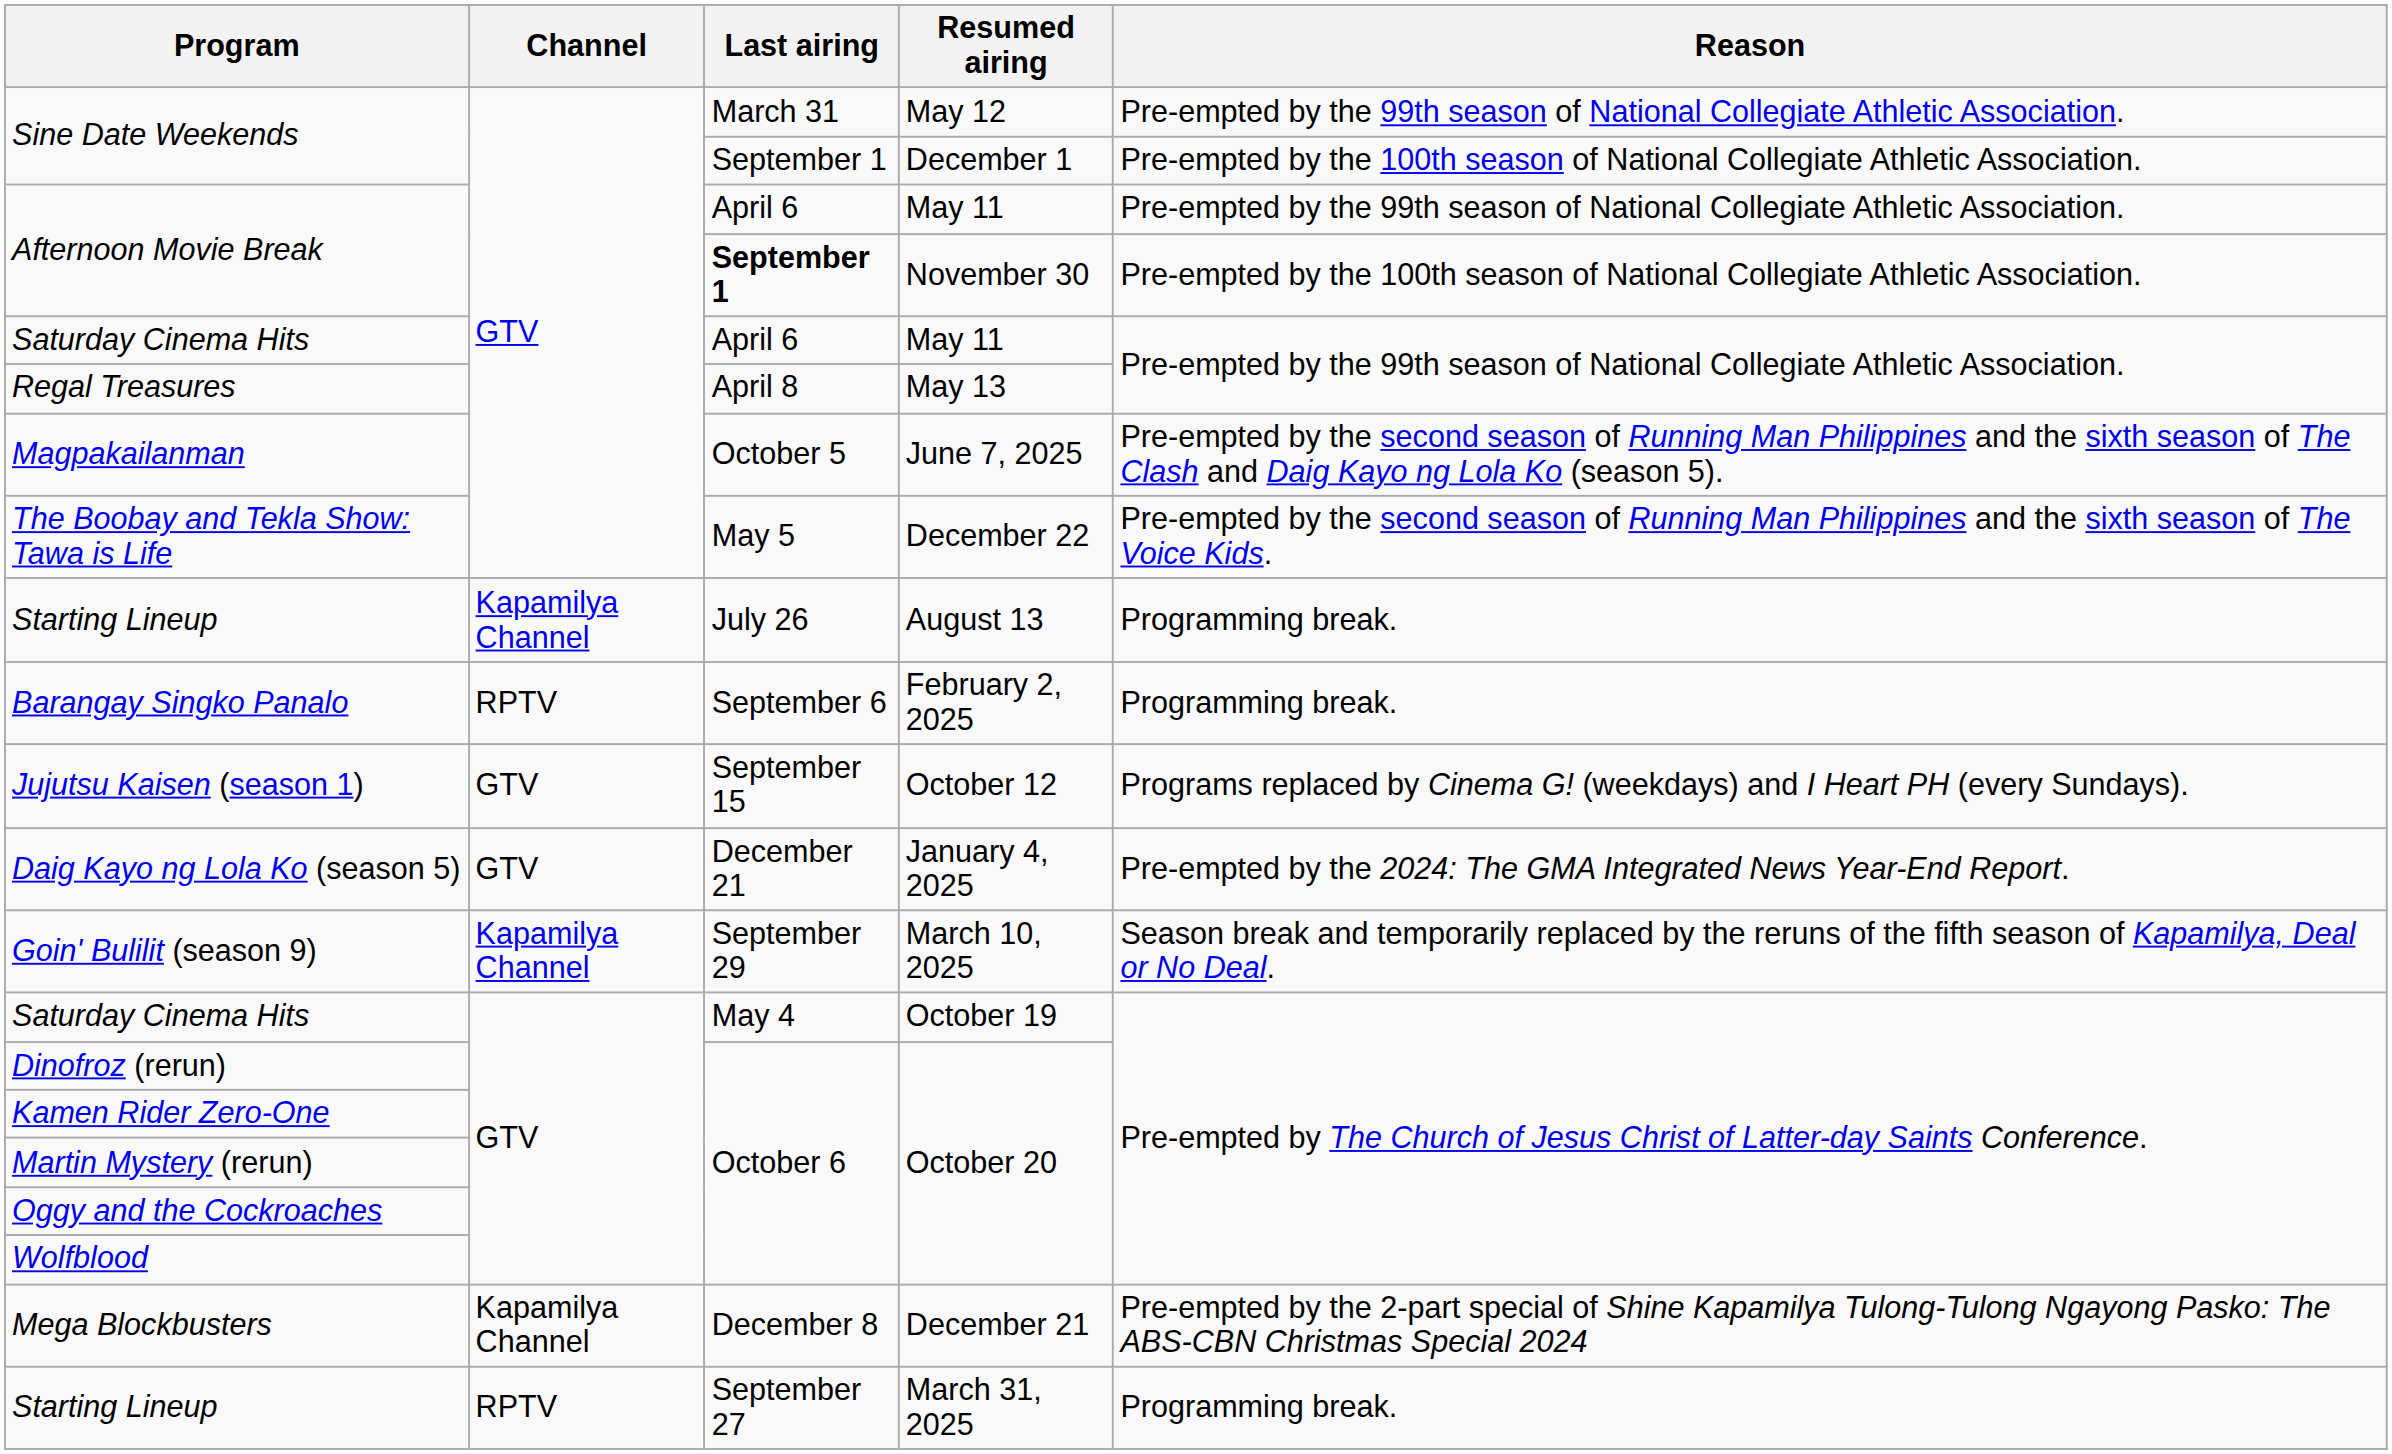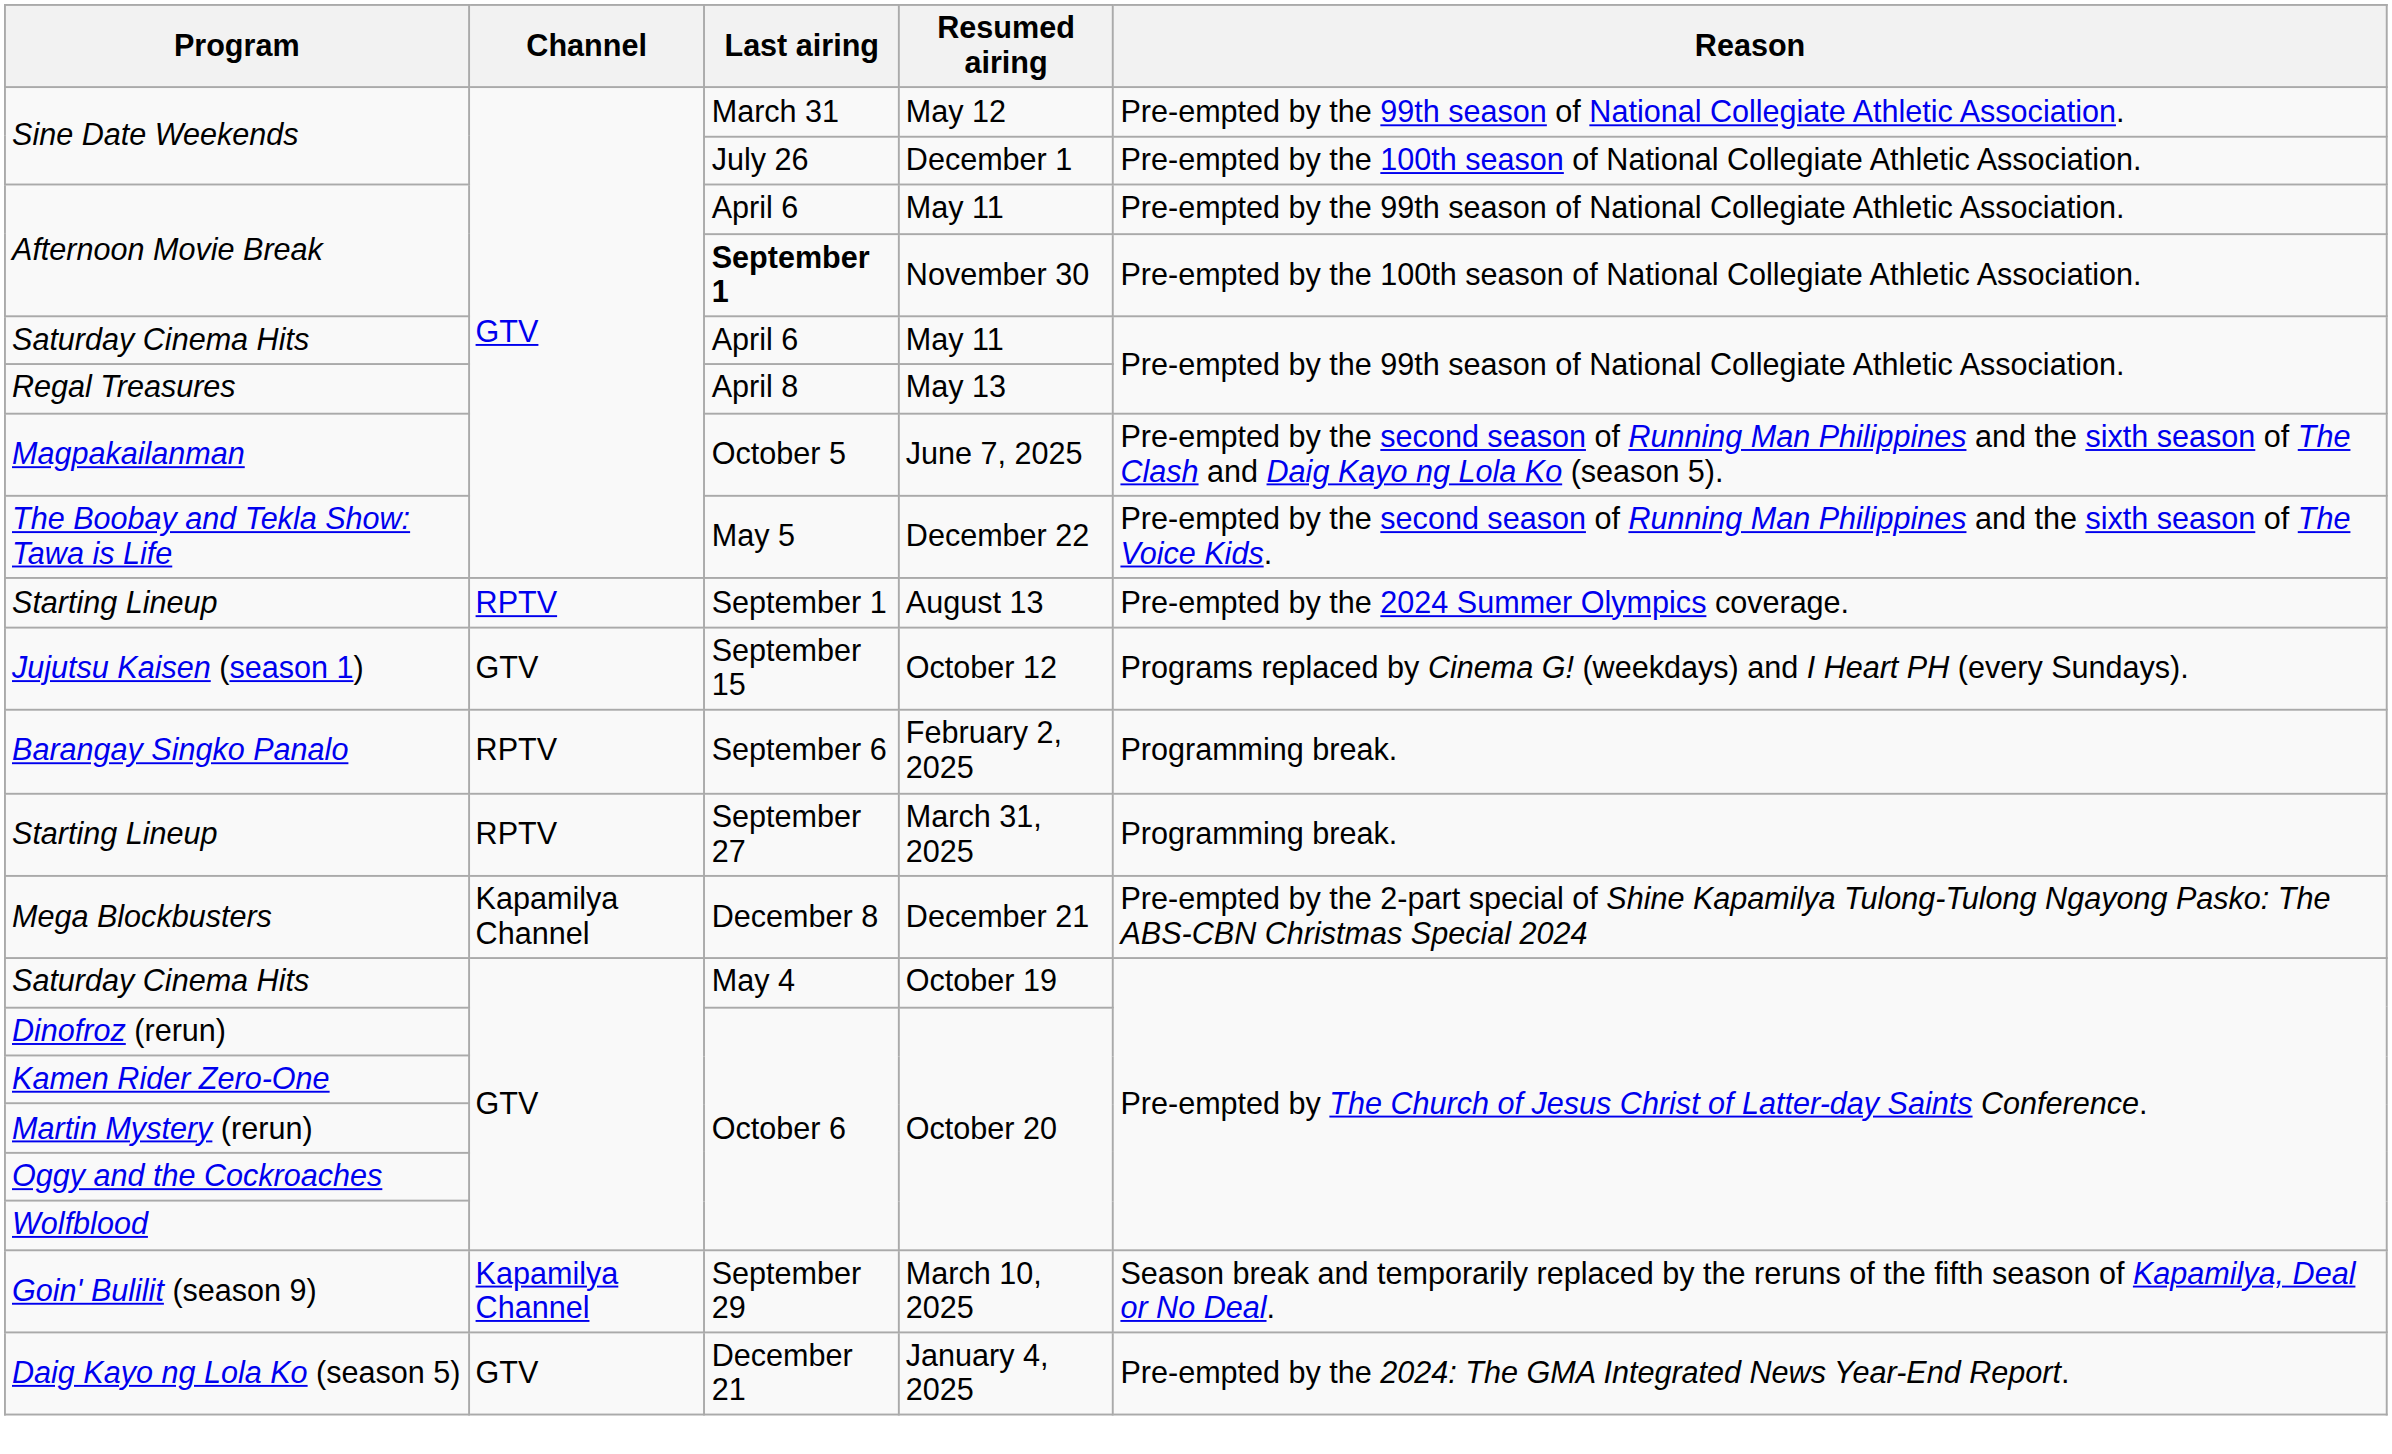(799, 160) September 1 -> (760, 160) July 26
(547, 619) Kapamilya Channel -> (516, 602) RPTV
(760, 619) July 26 -> (799, 602) September 1
(1259, 619) Programming break. -> (1485, 602) Pre-empted by the 2024 Summer Olympics coverage.
rows swapped: (180, 702) <-> (188, 785)
rows swapped: (115, 1407) <-> (236, 868)
rows swapped: (164, 951) <-> (142, 1324)
